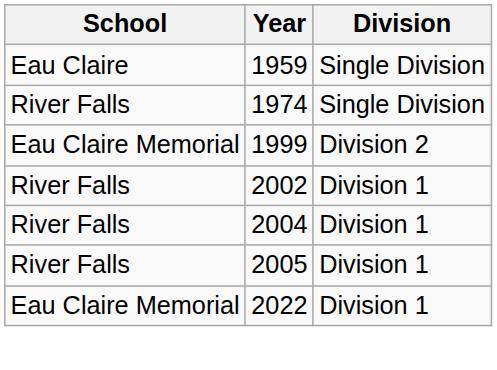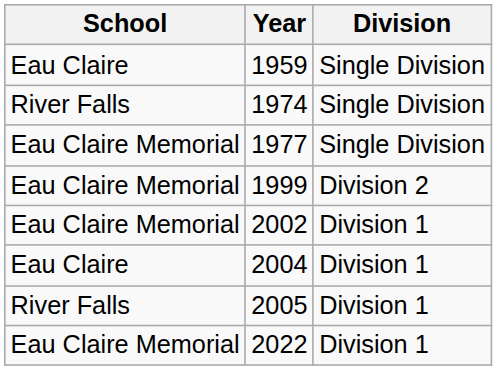+ row: (279, 144)
(70, 184) River Falls -> (125, 225) Eau Claire Memorial
(70, 225) River Falls -> (70, 265) Eau Claire
